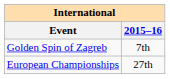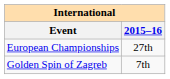rows swapped: (63, 64) <-> (57, 47)
